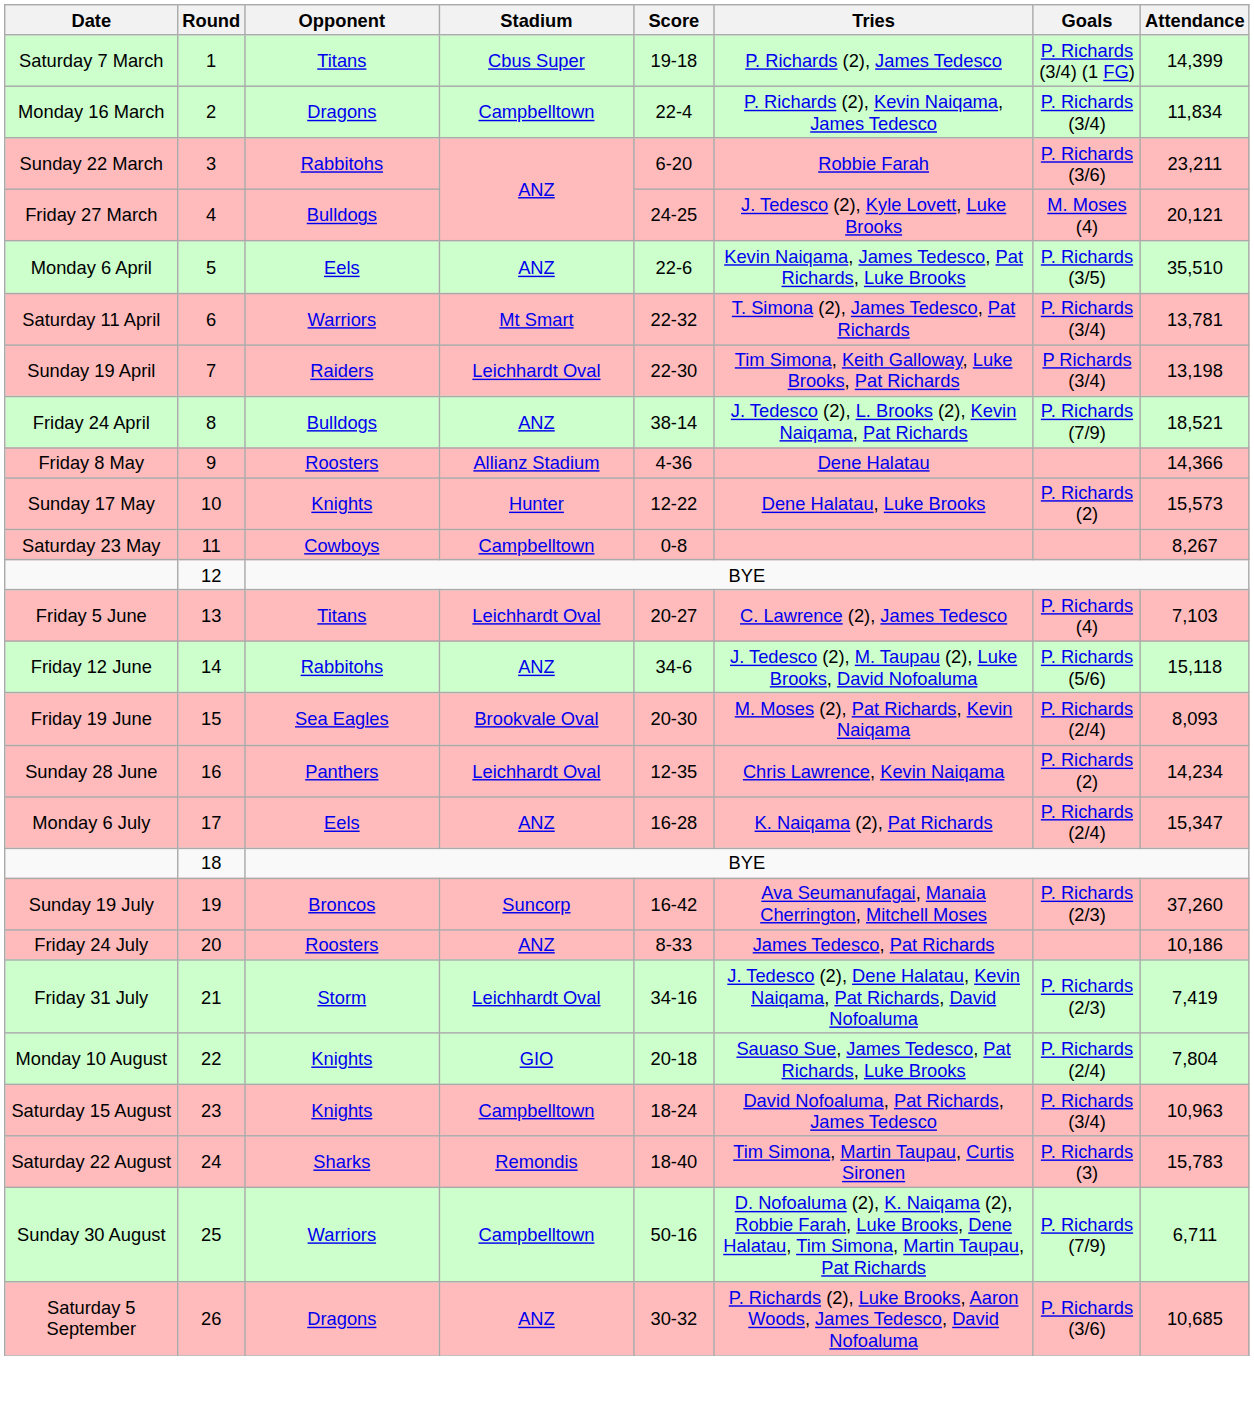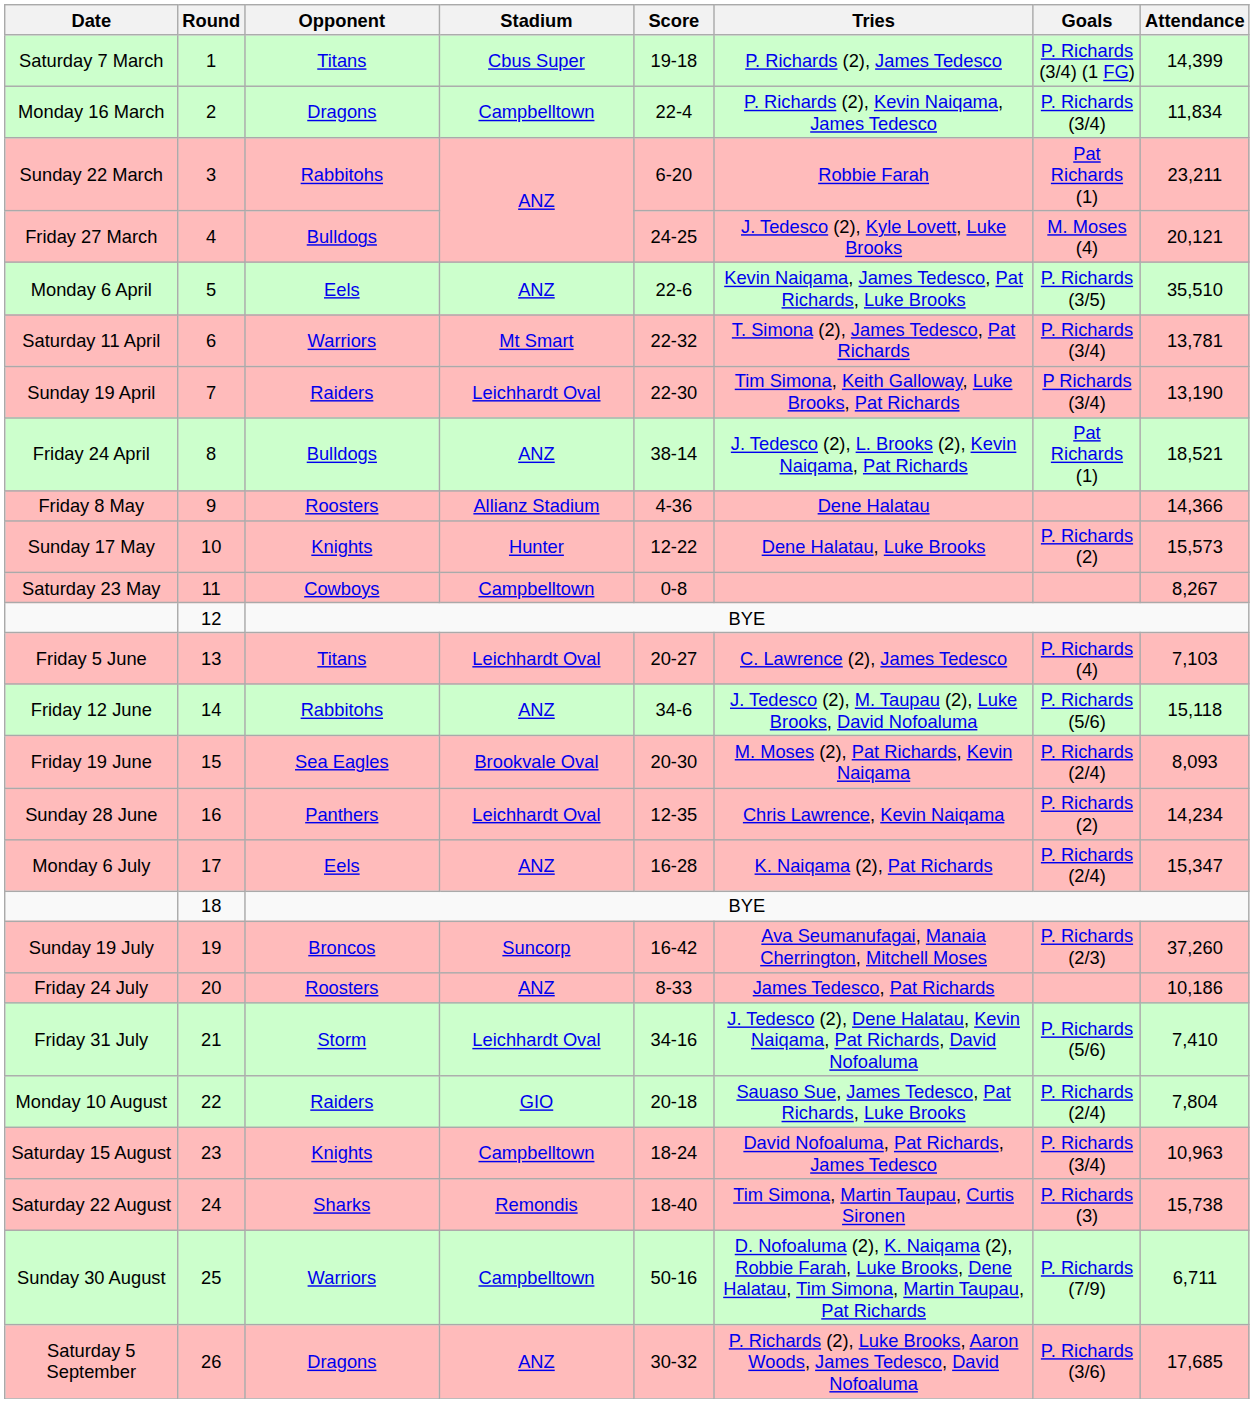(1087, 164) P. Richards (3/6) -> (1087, 174) Pat Richards (1)
(1195, 370) 13,198 -> (1195, 392) 13,190
(1087, 422) P. Richards (7/9) -> (1087, 454) Pat Richards (1)
(1087, 996) P. Richards (2/3) -> (1087, 1039) P. Richards (5/6)
(1195, 996) 7,419 -> (1195, 1039) 7,410
(342, 1059) Knights -> (342, 1101) Raiders
(1195, 1162) 15,783 -> (1195, 1205) 15,738
(1195, 1319) 10,685 -> (1195, 1362) 17,685
